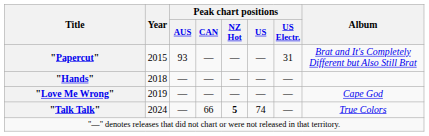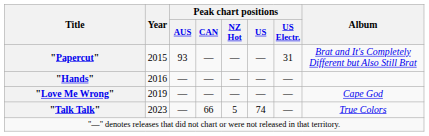(157, 79) 2018 -> (157, 79) 2016
(157, 109) 2024 -> (157, 109) 2023
(235, 109) bold -> (235, 109) normal
